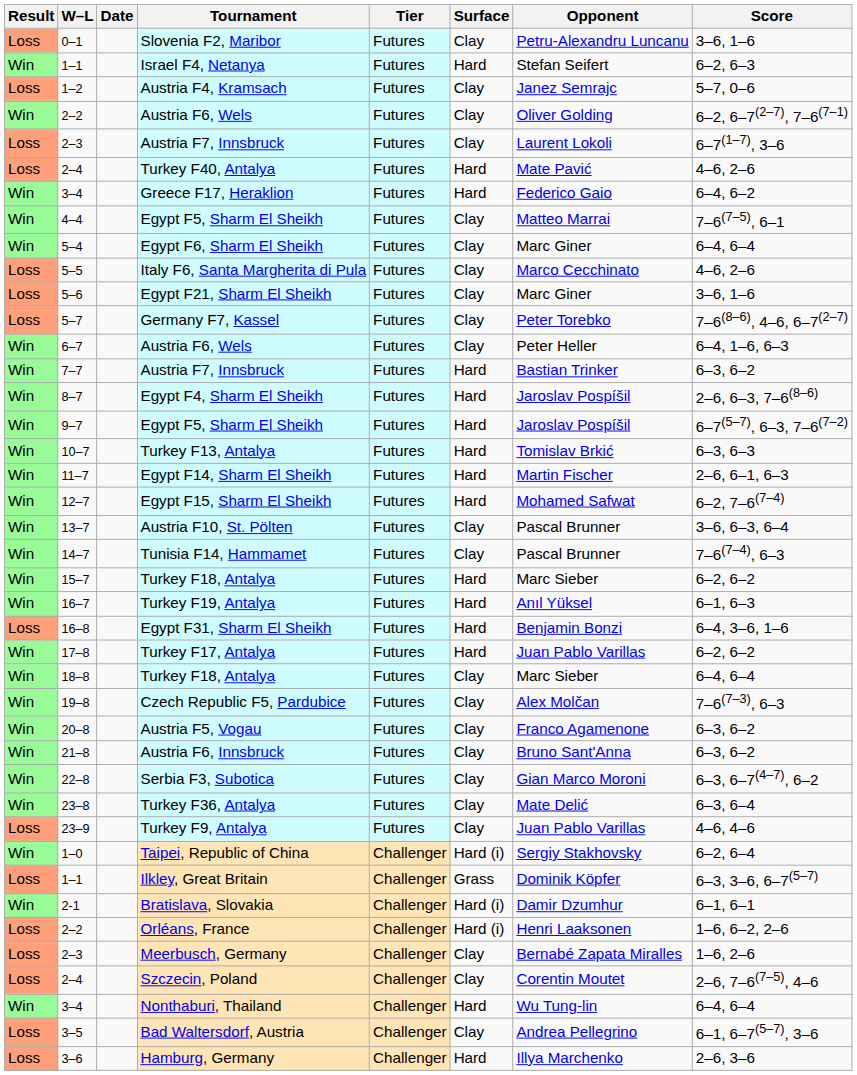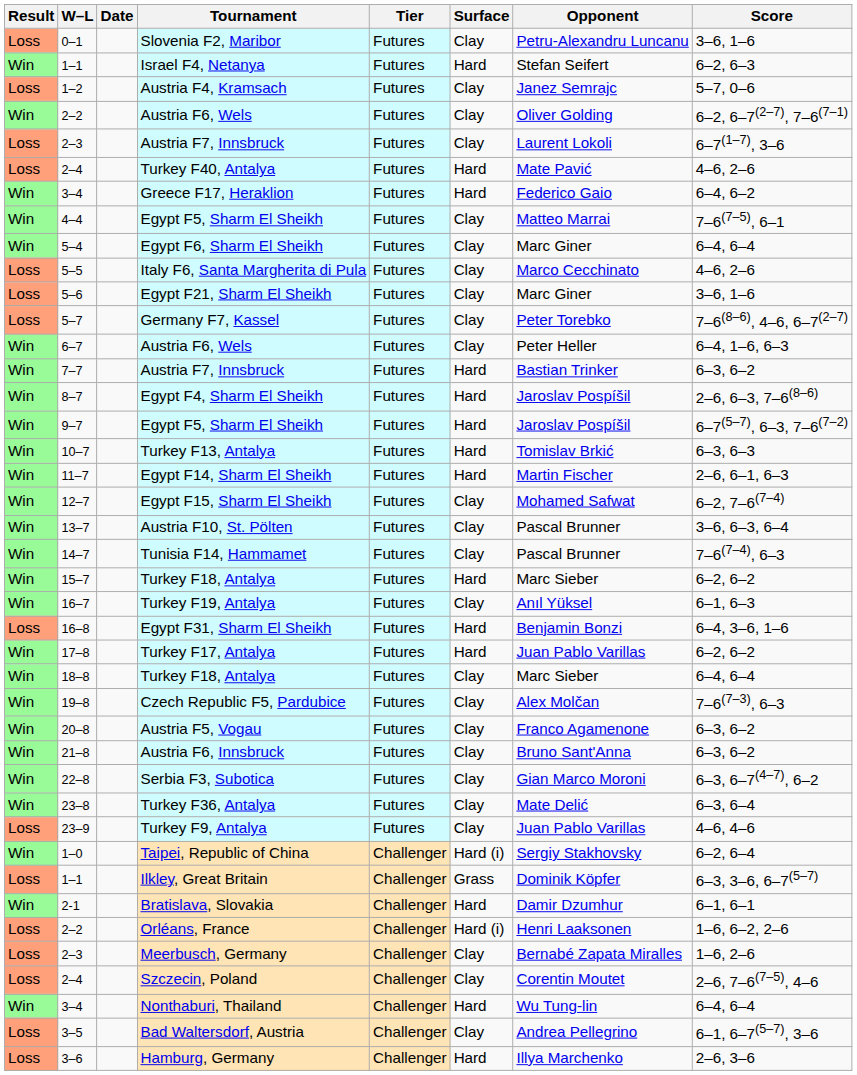(470, 501) Hard -> (469, 501) Clay
(470, 603) Hard -> (469, 603) Clay
(479, 905) Hard (i) -> (470, 905) Hard
